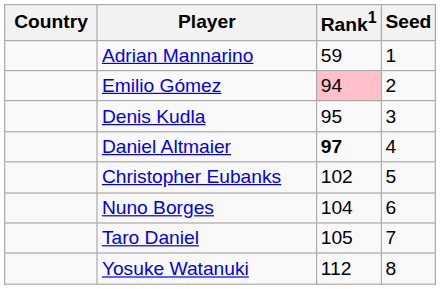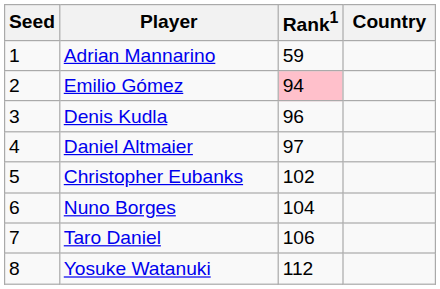columns swapped: (51, 22) <-> (408, 22)
(331, 116) 95 -> (293, 116) 96
(331, 146) bold -> (293, 146) normal
(337, 238) 105 -> (299, 238) 106
